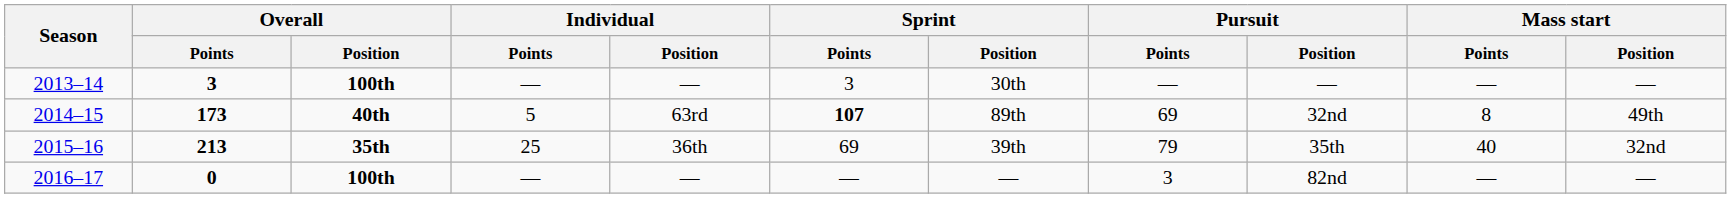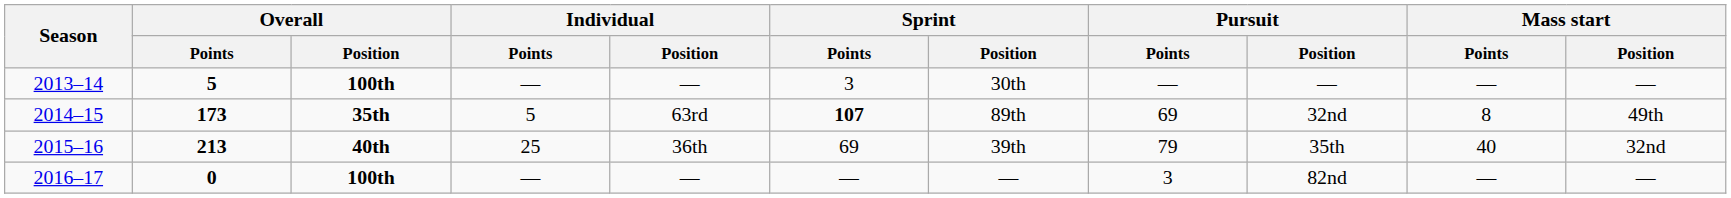(212, 83) 3 -> (212, 83) 5
(371, 114) 40th -> (371, 114) 35th
(371, 146) 35th -> (371, 146) 40th
